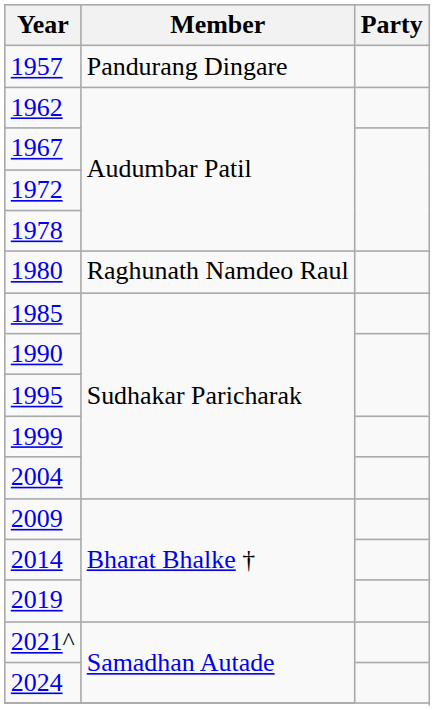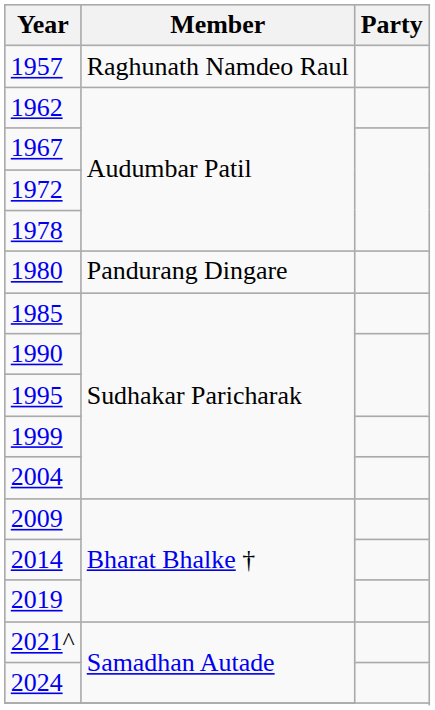(187, 66) Pandurang Dingare -> (218, 66) Raghunath Namdeo Raul
(218, 271) Raghunath Namdeo Raul -> (187, 271) Pandurang Dingare
